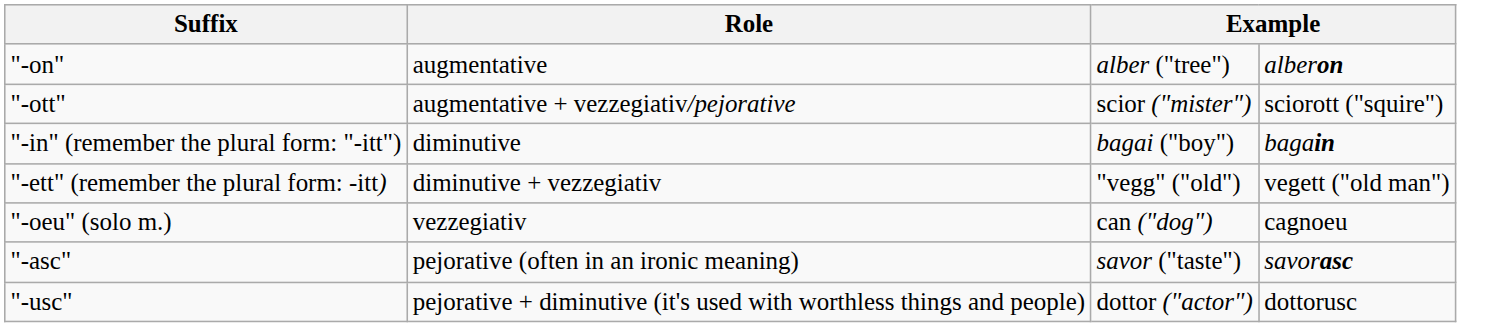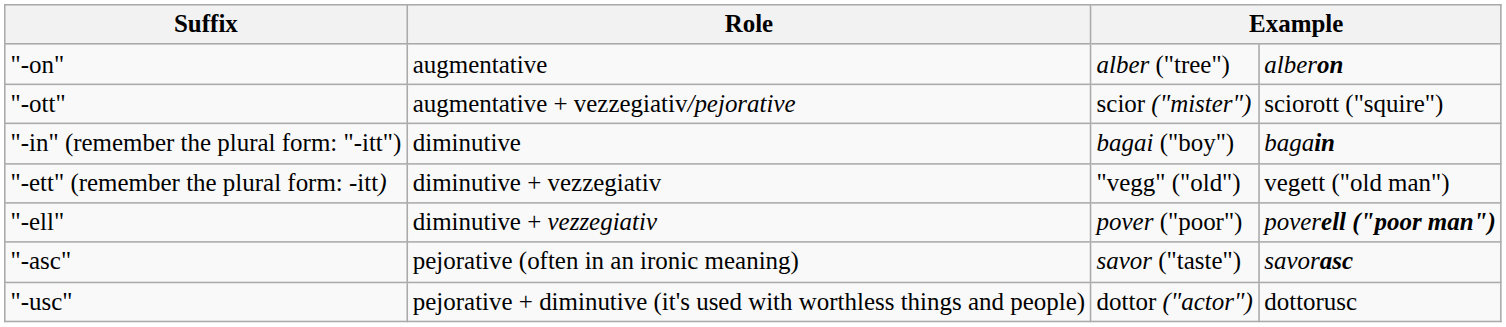+ row: (37, 222)
- row: (91, 222)
